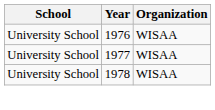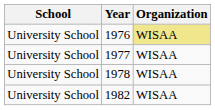(157, 34) no background -> (157, 34) khaki background
+ row: (117, 94)
